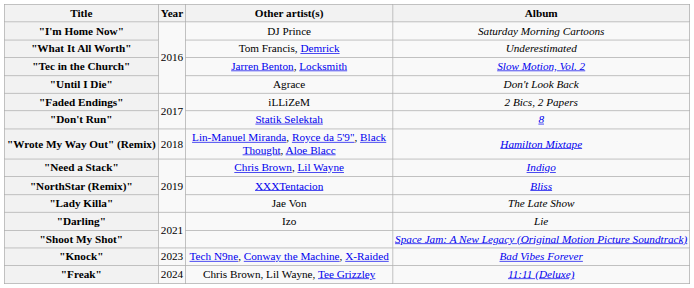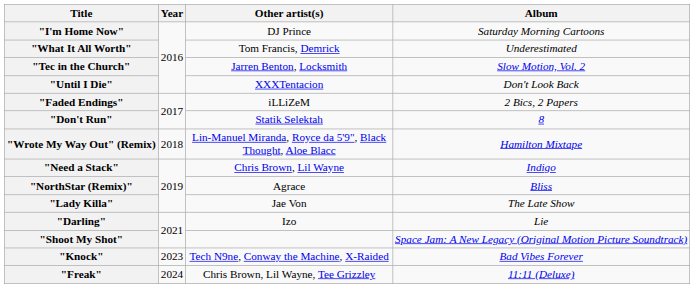(289, 84) Agrace -> (289, 84) XXXTentacion
(289, 185) XXXTentacion -> (289, 185) Agrace
